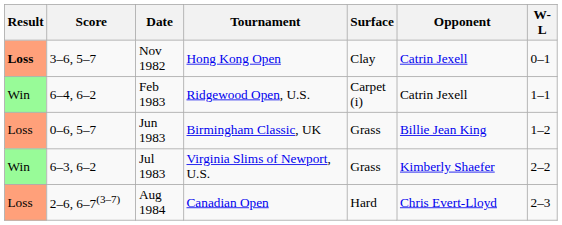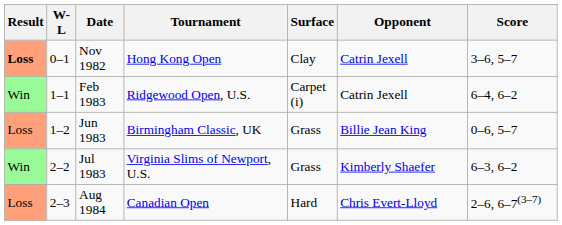columns swapped: (542, 22) <-> (91, 22)
